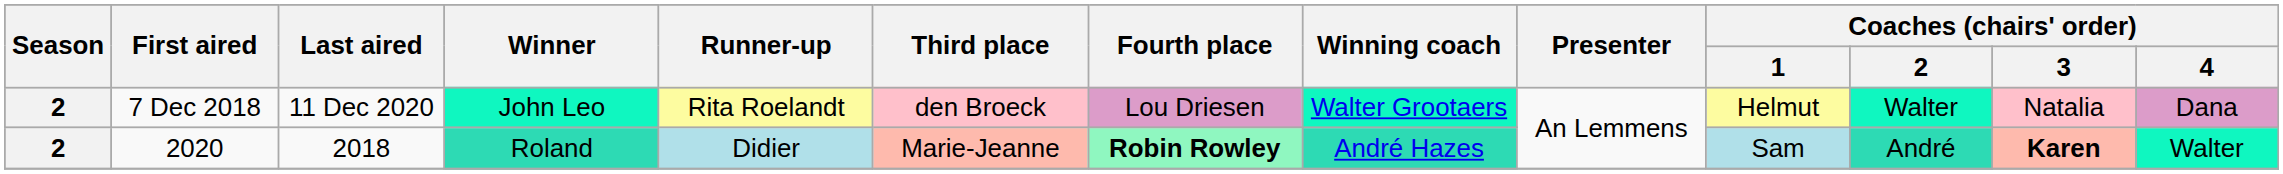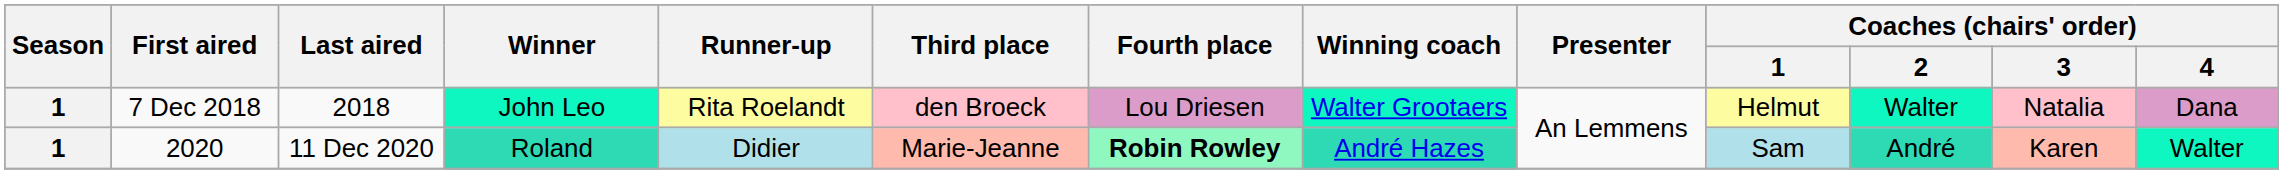(58, 108) 2 -> (58, 108) 1
(361, 108) 11 Dec 2020 -> (361, 108) 2018
(58, 149) 2 -> (58, 149) 1
(361, 149) 2018 -> (361, 149) 11 Dec 2020
(2064, 149) bold -> (2064, 149) normal
